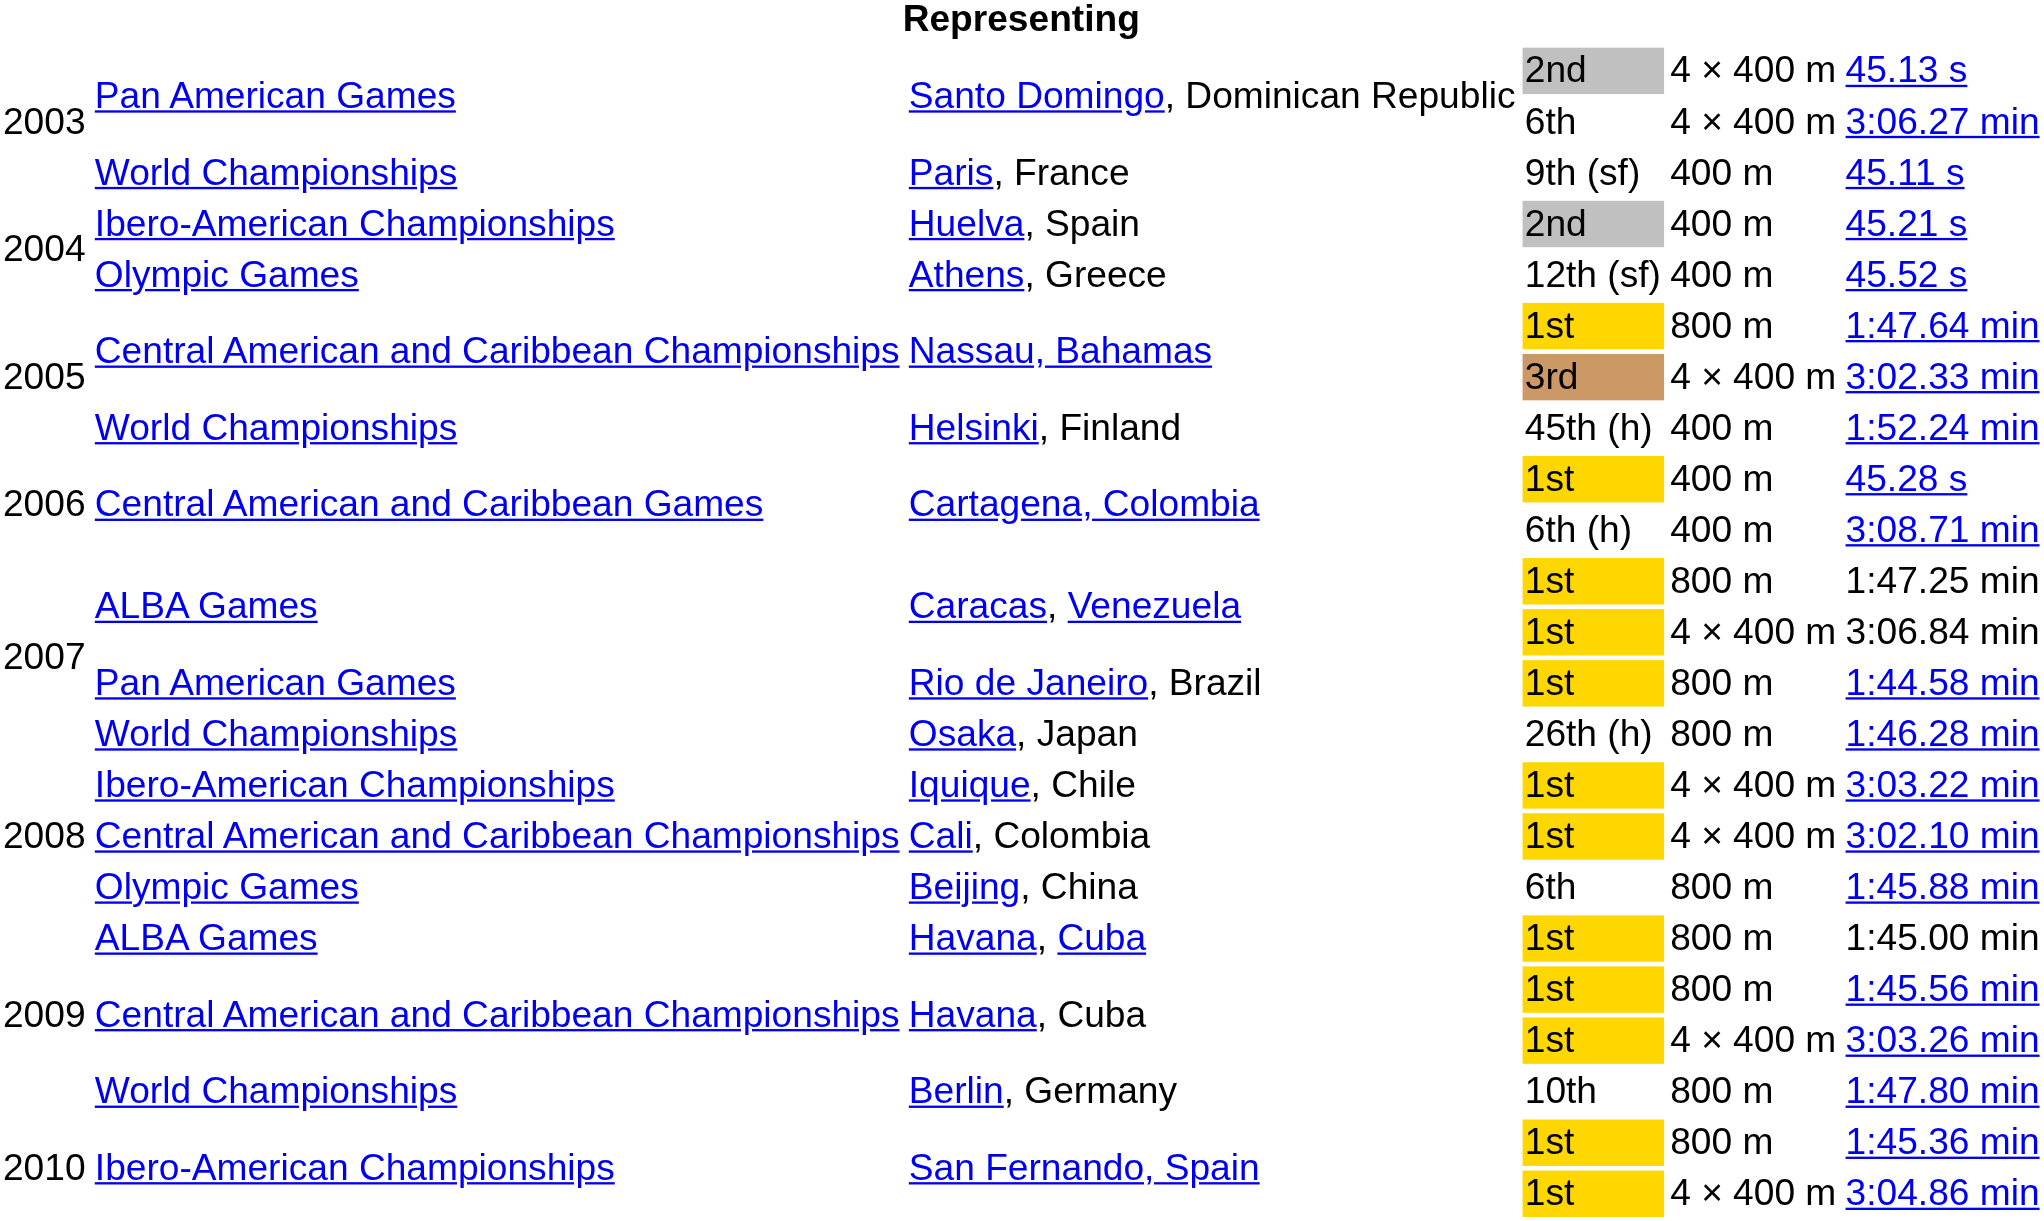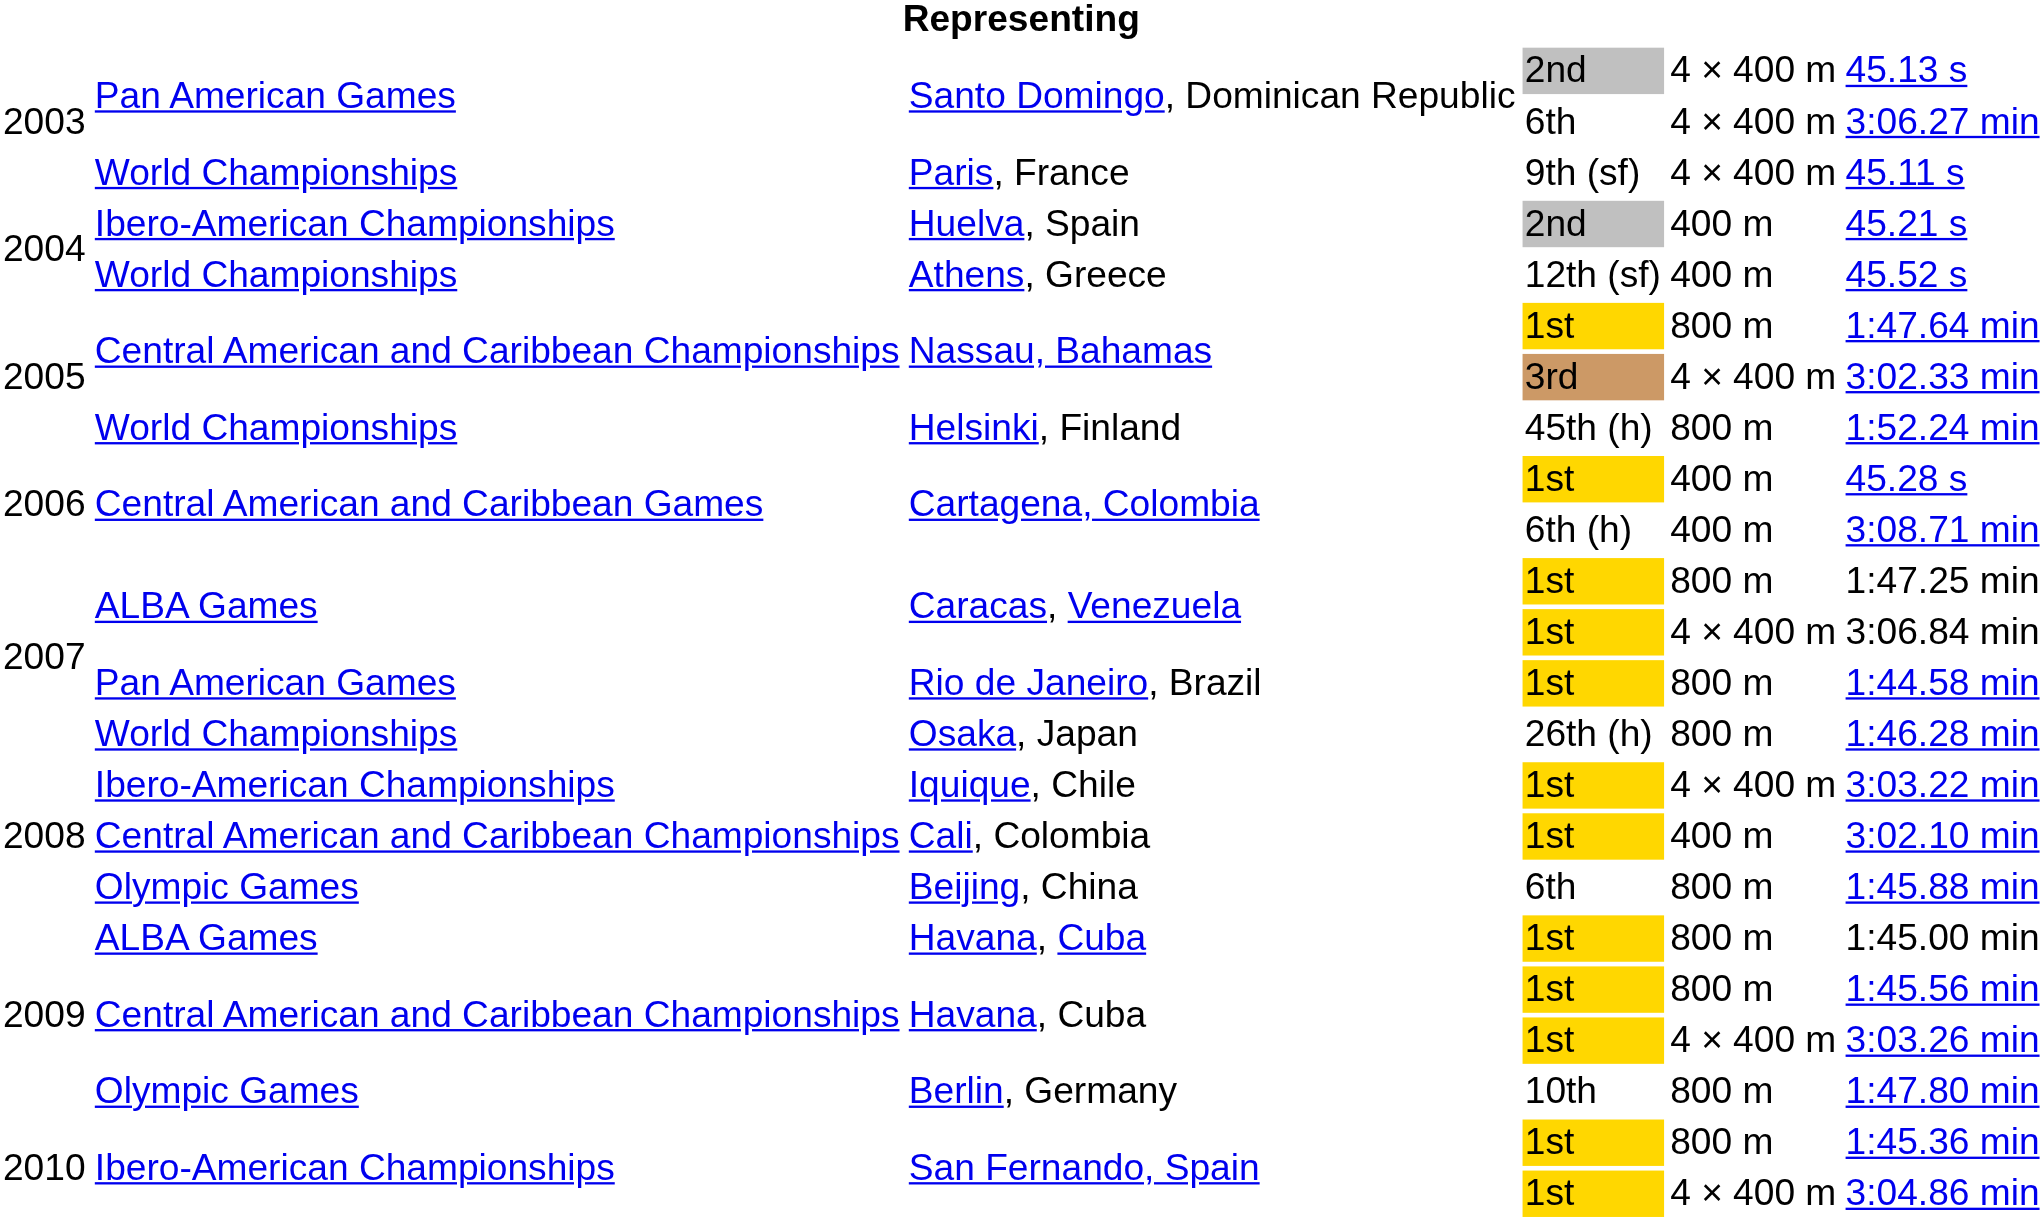(1722, 172) 400 m -> (1753, 172) 4 × 400 m
(227, 274) Olympic Games -> (276, 274) World Championships
(1722, 427) 400 m -> (1722, 427) 800 m
(1753, 835) 4 × 400 m -> (1722, 835) 400 m
(276, 1091) World Championships -> (227, 1091) Olympic Games
